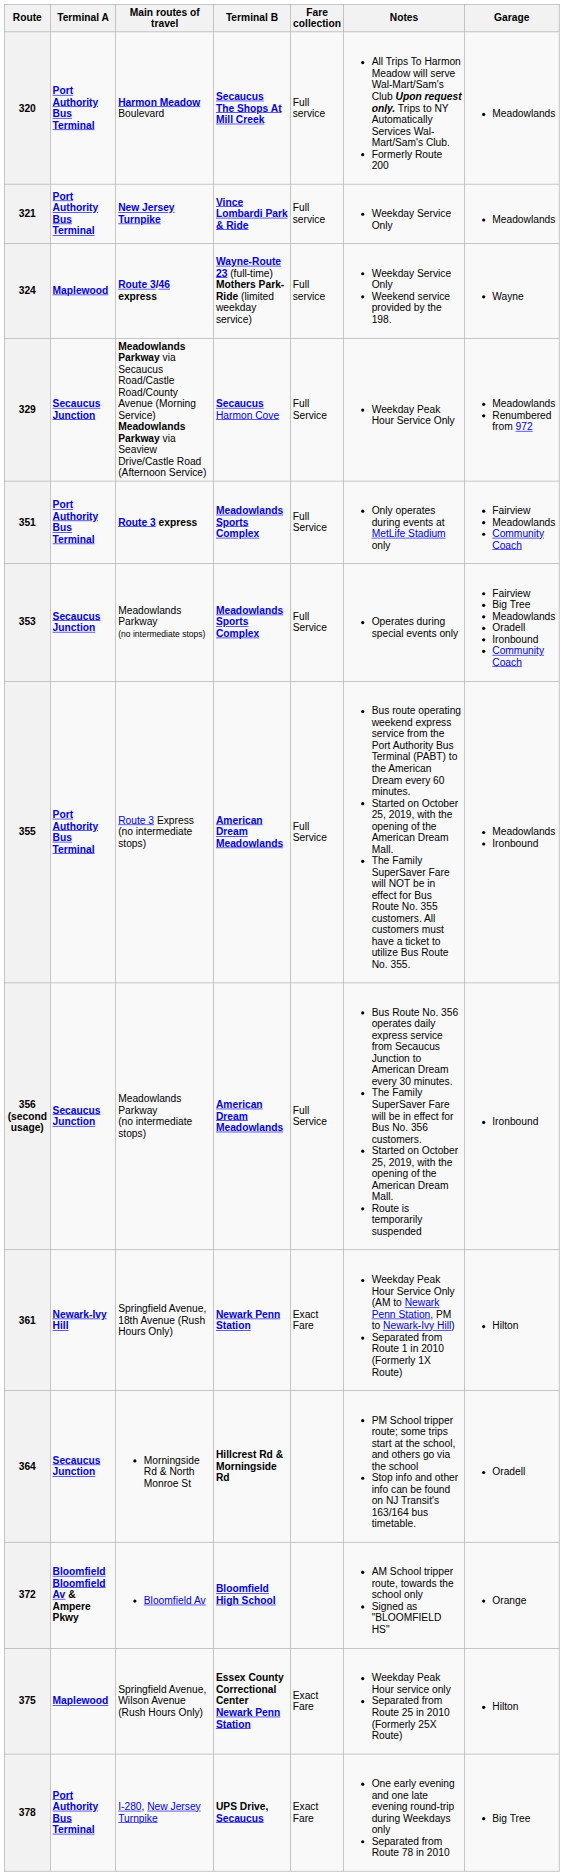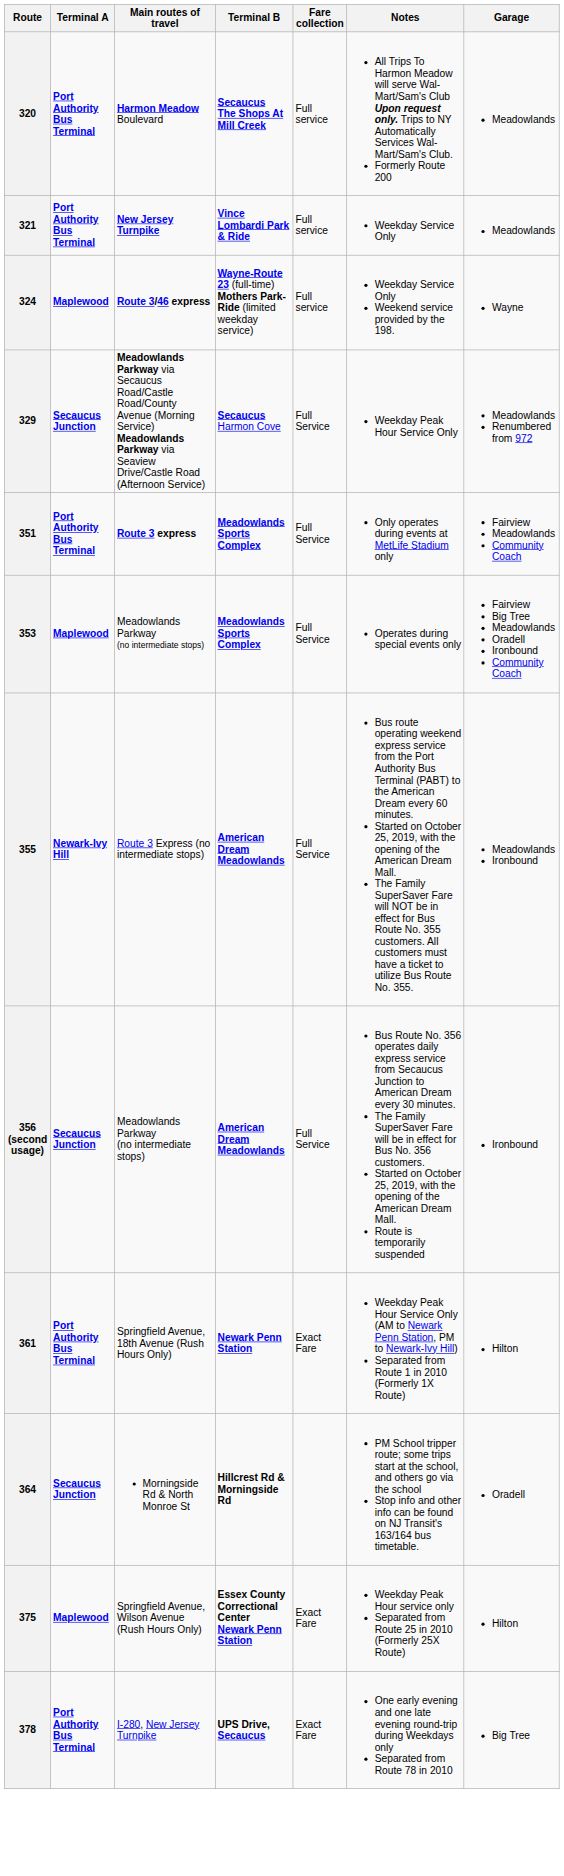(77, 622) Secaucus Junction -> (81, 634) Maplewood
(75, 832) Port Authority Bus Terminal -> (80, 849) Newark-Ivy Hill
(80, 1320) Newark-Ivy Hill -> (76, 1343) Port Authority Bus Terminal
- row: (27, 1595)
